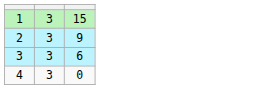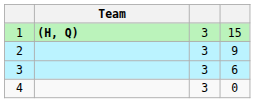+ column: (112, 14)
